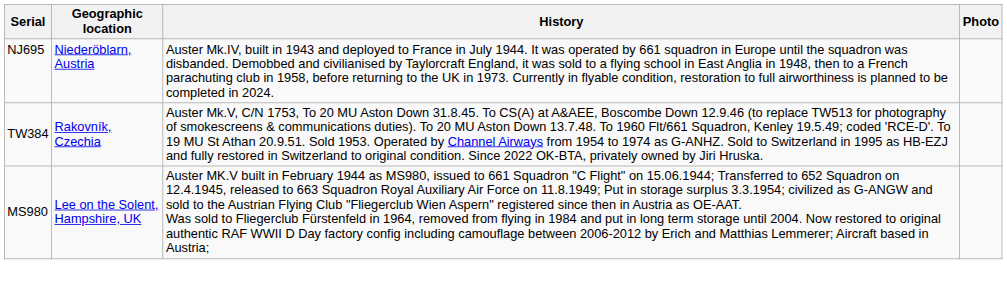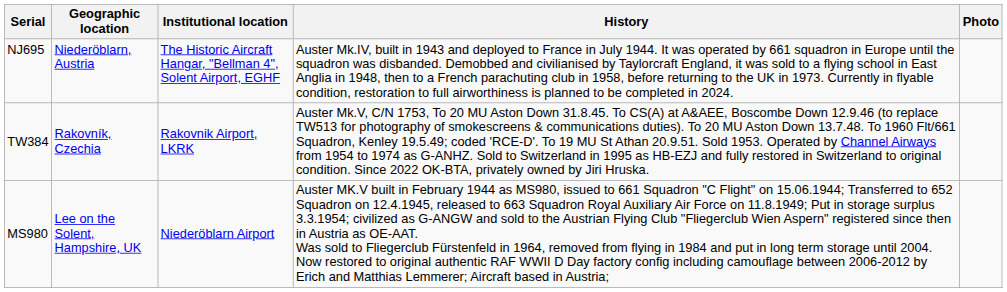+ column: (225, 21)
